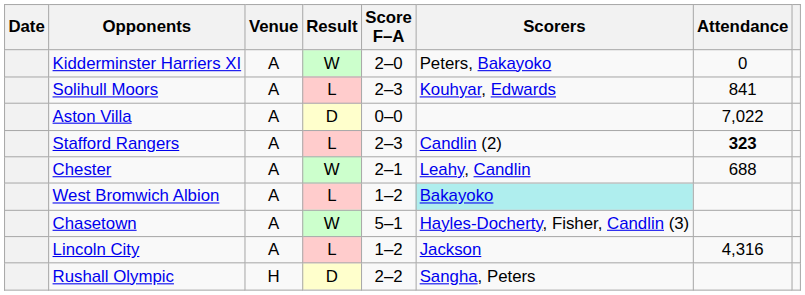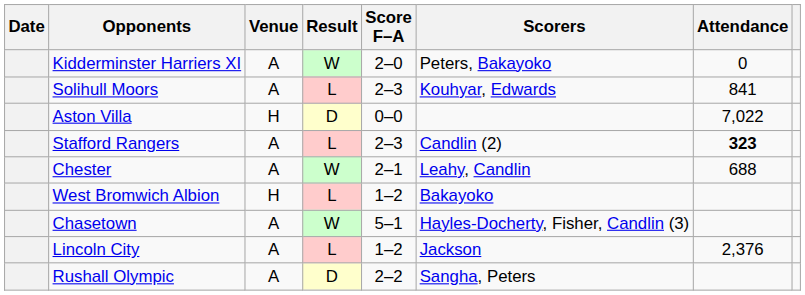(274, 116) A -> (274, 116) H
(274, 196) A -> (274, 196) H
(457, 196) paleturquoise background -> (457, 196) no background
(743, 249) 4,316 -> (743, 249) 2,376
(274, 276) H -> (274, 276) A
